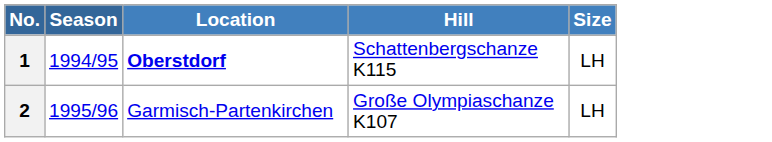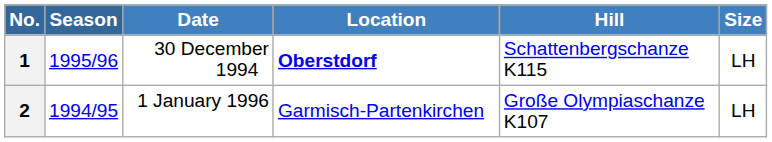+ column: (198, 19)
(84, 60) 1994/95 -> (84, 60) 1995/96
(84, 110) 1995/96 -> (84, 110) 1994/95
